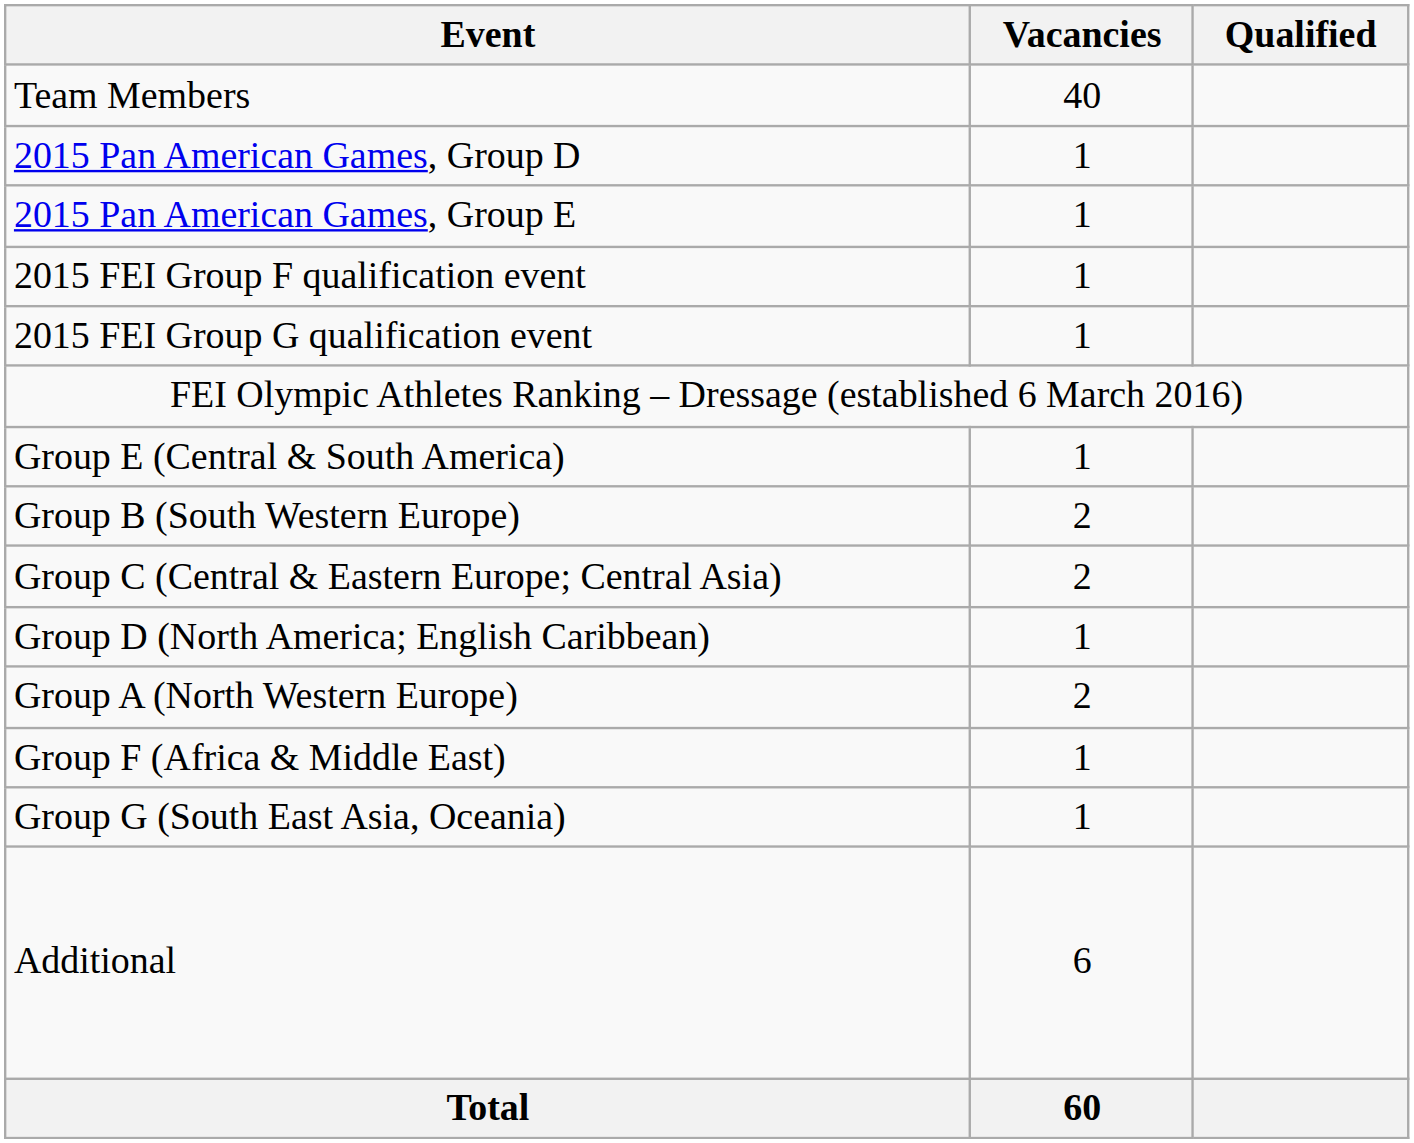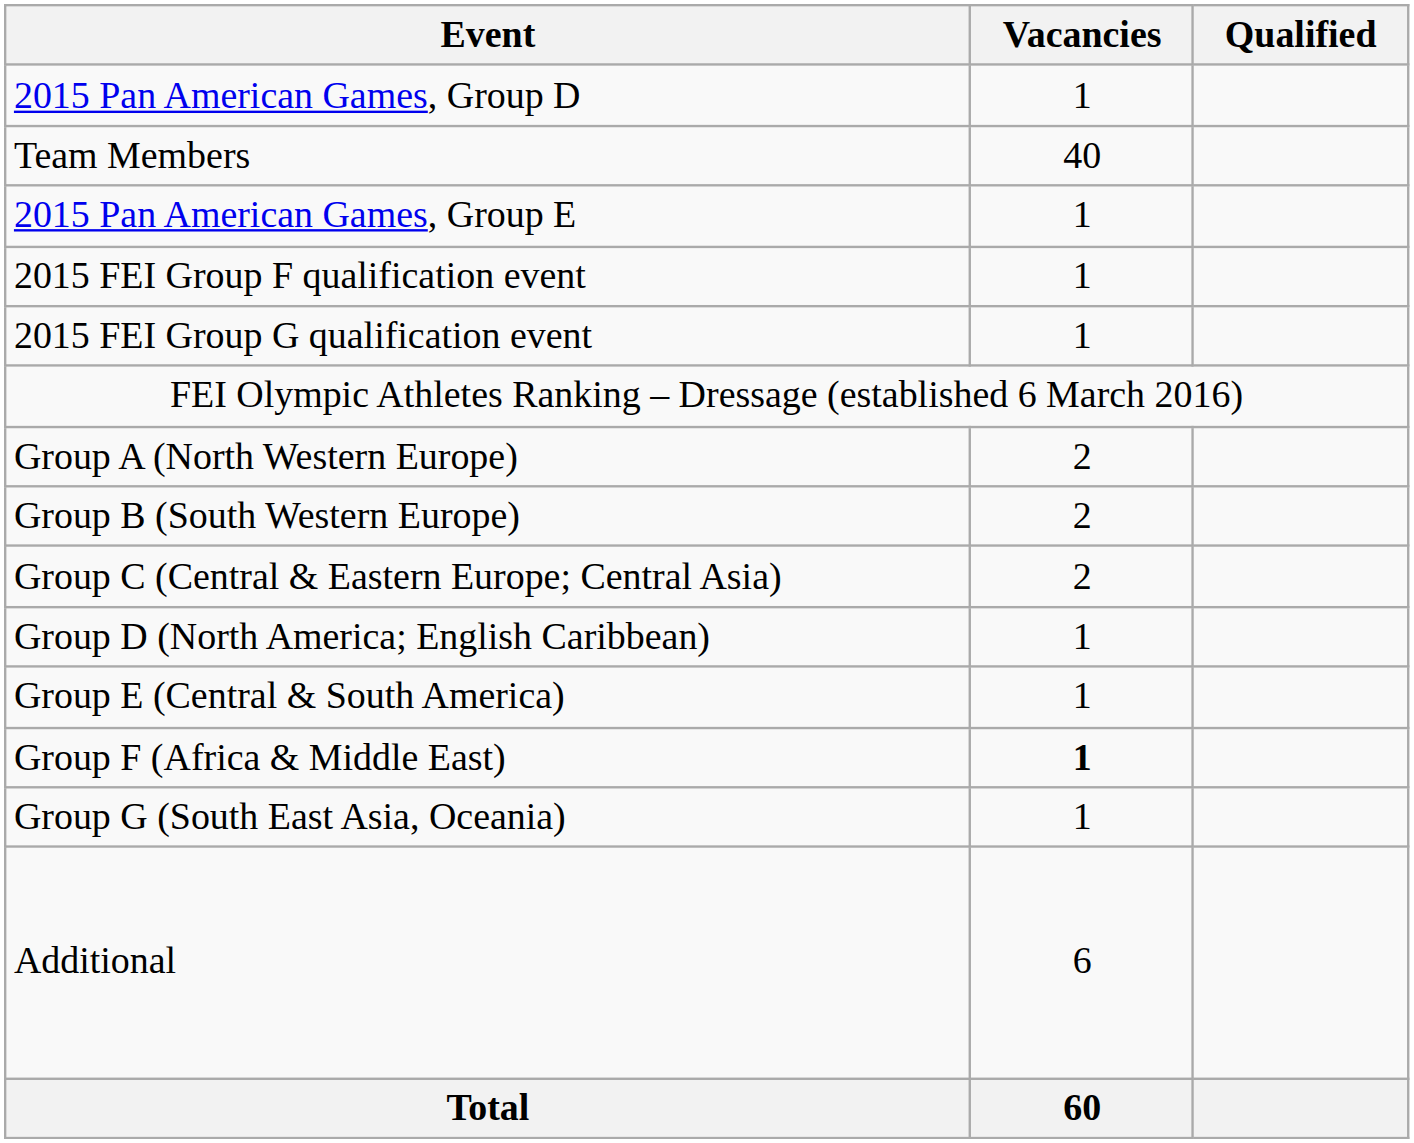rows swapped: (132, 94) <-> (297, 154)
rows swapped: (266, 696) <-> (289, 455)
(1082, 756) normal -> (1082, 756) bold
